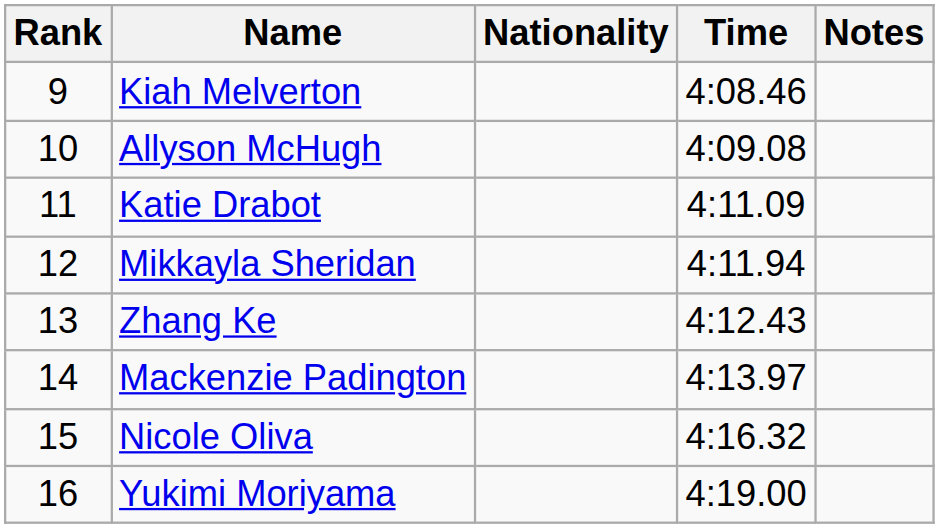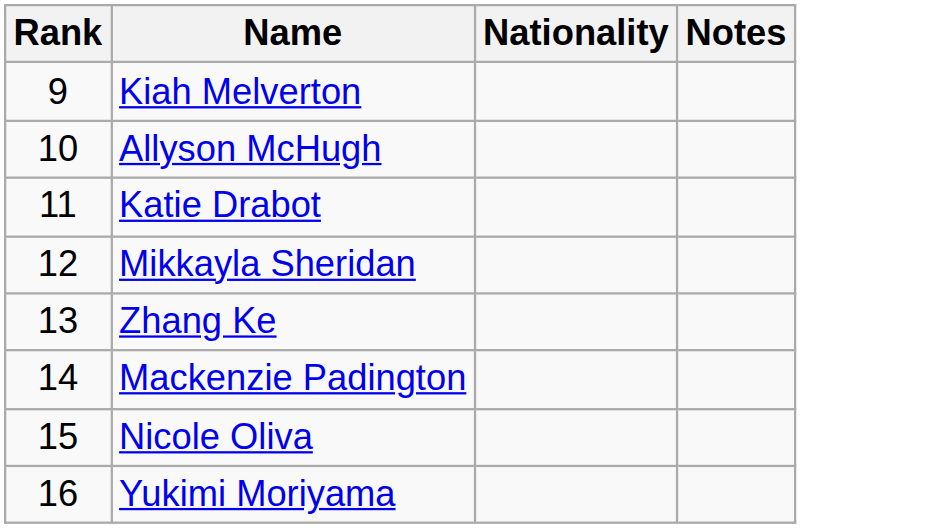- column: (746, 33)
